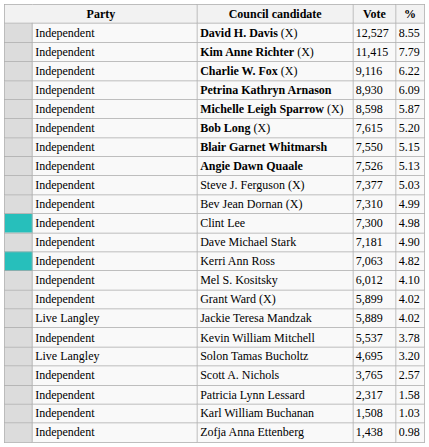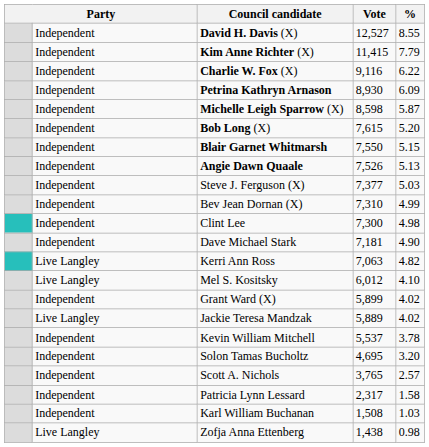(65, 261) Independent -> (67, 261) Live Langley
(65, 280) Independent -> (67, 280) Live Langley
(67, 356) Live Langley -> (65, 356) Independent
(65, 432) Independent -> (67, 432) Live Langley
